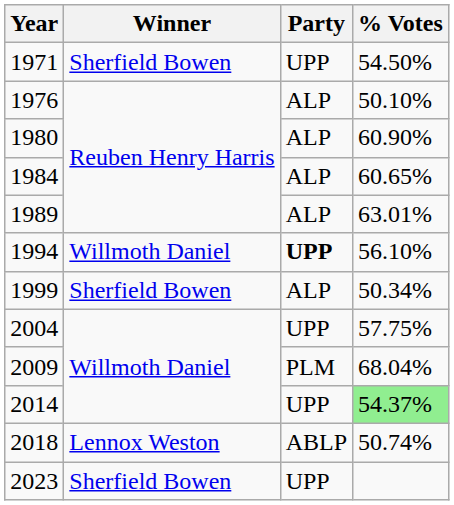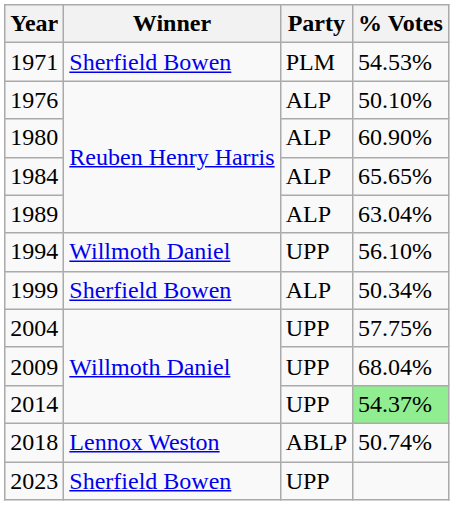(308, 61) UPP -> (310, 61) PLM
(395, 61) 54.50% -> (395, 61) 54.53%
(395, 175) 60.65% -> (395, 175) 65.65%
(395, 213) 63.01% -> (395, 213) 63.04%
(309, 251) bold -> (308, 251) normal
(310, 366) PLM -> (308, 366) UPP
